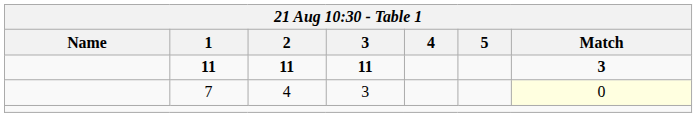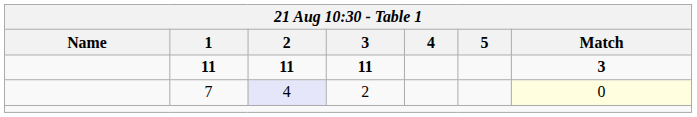(287, 92) no background -> (287, 92) lavender background
(365, 92) 3 -> (365, 92) 2
